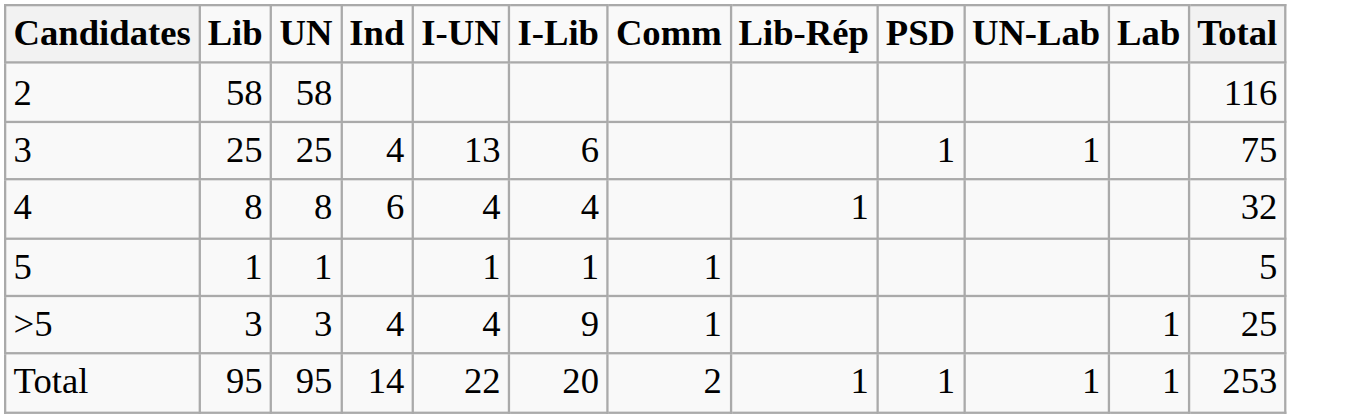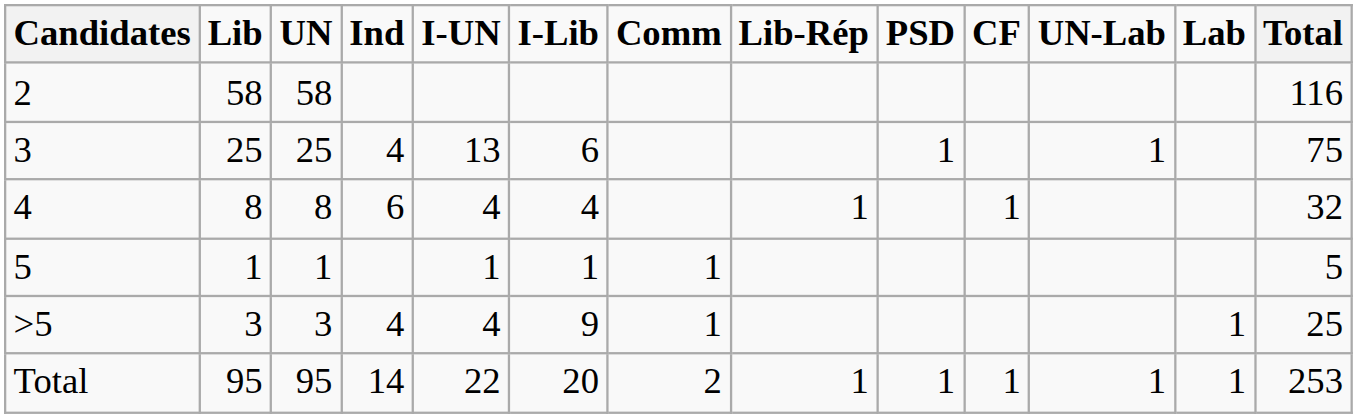+ column: (996, 33)
